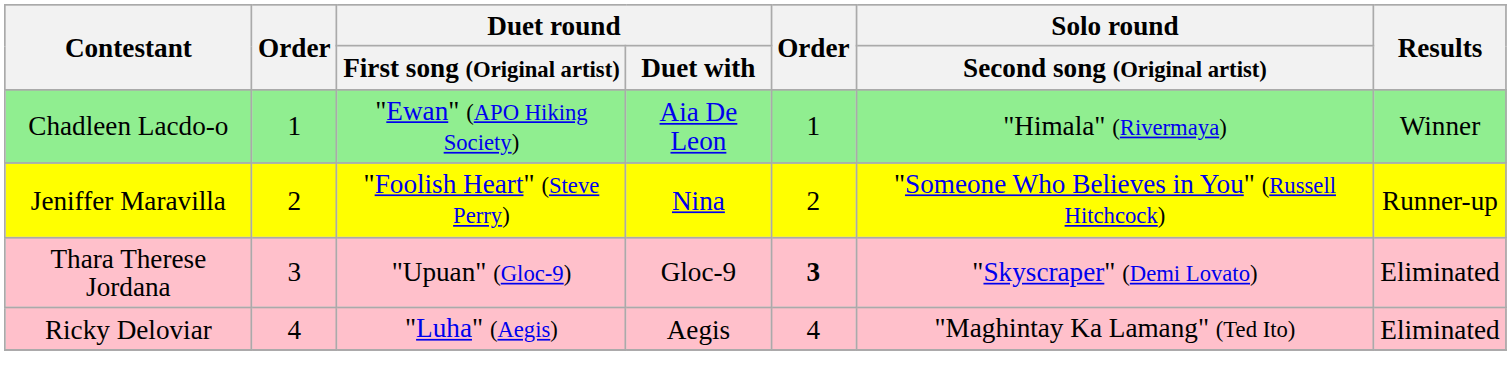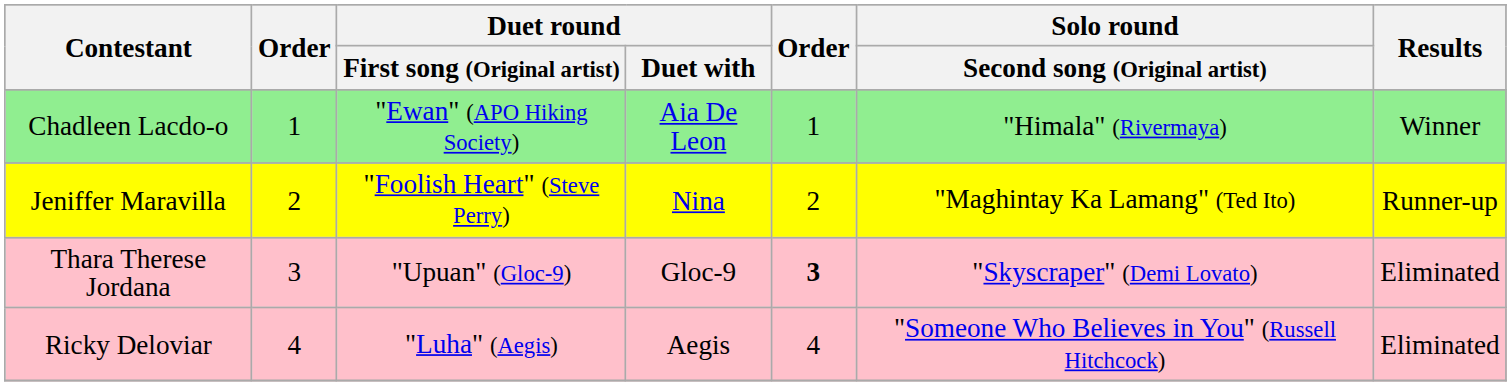(1115, 199) "Someone Who Believes in You" (Russell Hitchcock) -> (1115, 199) "Maghintay Ka Lamang" (Ted Ito)
(1115, 328) "Maghintay Ka Lamang" (Ted Ito) -> (1115, 343) "Someone Who Believes in You" (Russell Hitchcock)
